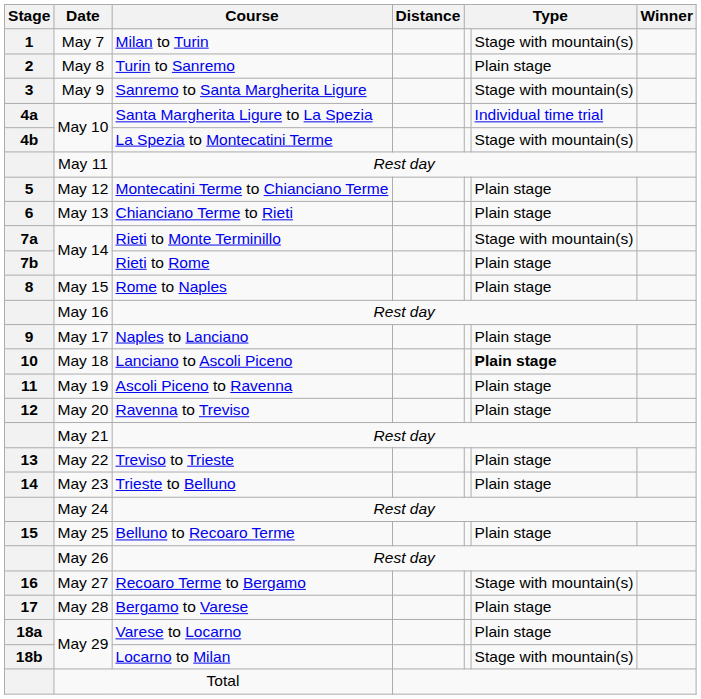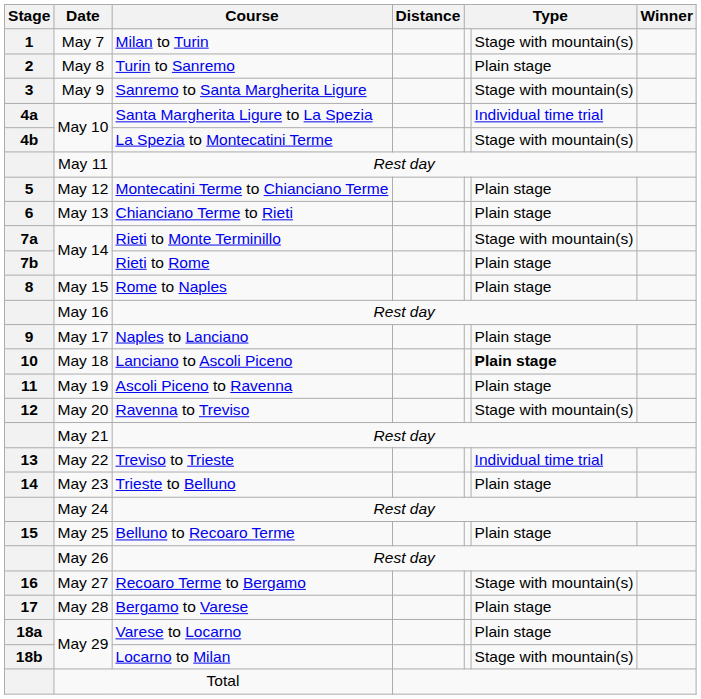(513, 410) Plain stage -> (554, 410) Stage with mountain(s)
(513, 459) Plain stage -> (539, 459) Individual time trial
